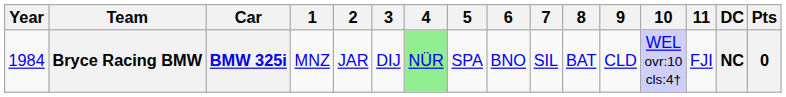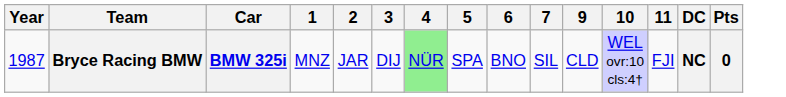- column: (581, 17)
(27, 61) 1984 -> (27, 61) 1987
